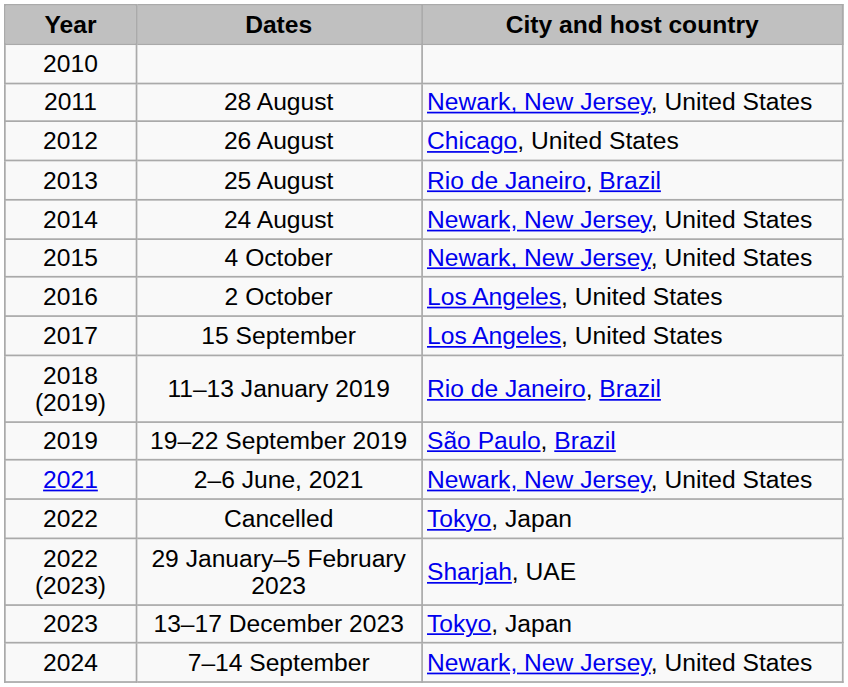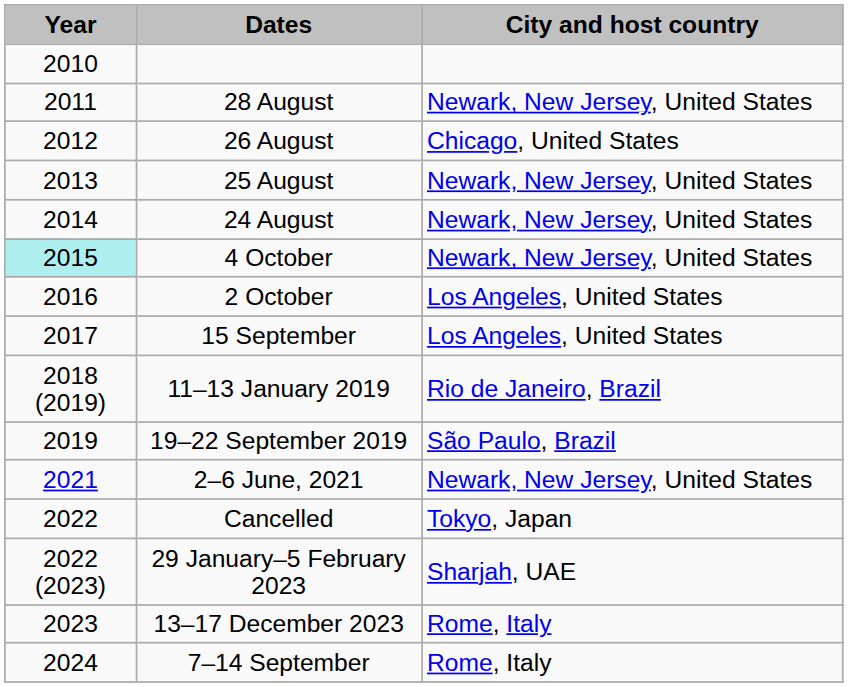(544, 180) Rio de Janeiro, Brazil -> (620, 180) Newark, New Jersey, United States
(70, 258) no background -> (70, 258) paleturquoise background
(500, 624) Tokyo, Japan -> (489, 624) Rome, Italy
(620, 663) Newark, New Jersey, United States -> (489, 663) Rome, Italy
